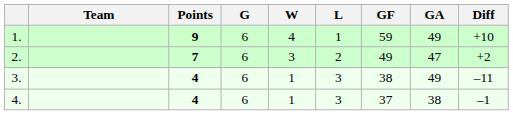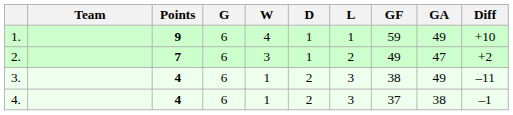+ column: (309, 15)
